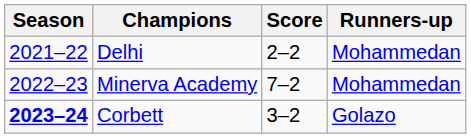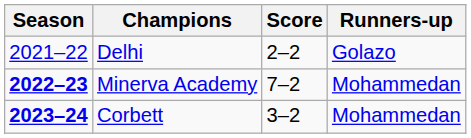(396, 52) Mohammedan -> (364, 52) Golazo
(49, 84) normal -> (49, 84) bold
(364, 116) Golazo -> (396, 116) Mohammedan
